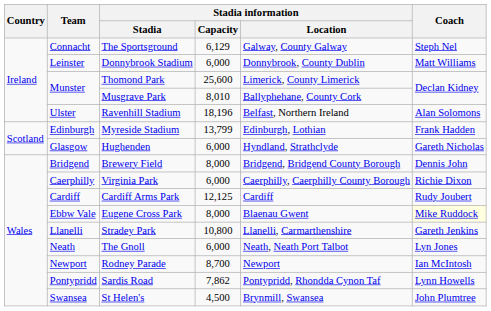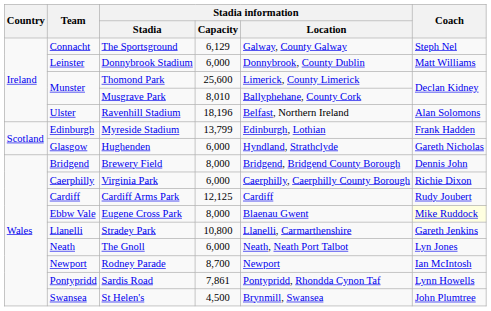(218, 280) 7,862 -> (218, 280) 7,861
